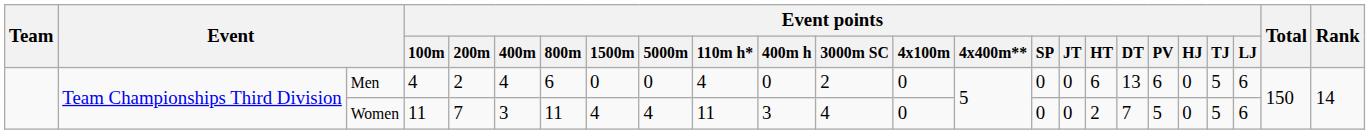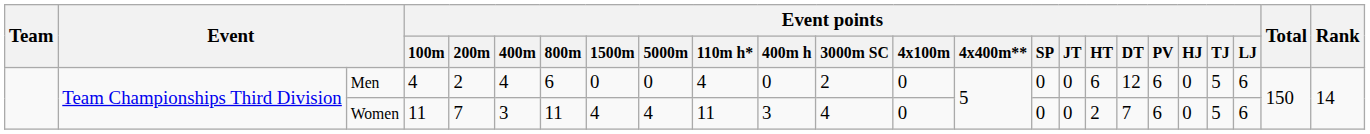(1131, 82) 13 -> (1131, 82) 12
(1157, 113) 5 -> (1157, 113) 6
